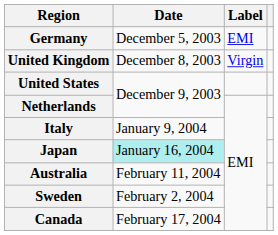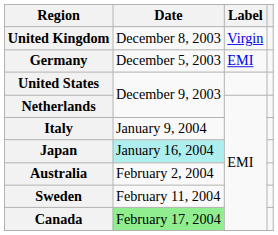rows swapped: (59, 38) <-> (59, 60)
(168, 173) February 11, 2004 -> (165, 173) February 2, 2004
(165, 196) February 2, 2004 -> (168, 196) February 11, 2004
(168, 219) no background -> (168, 219) lightgreen background
